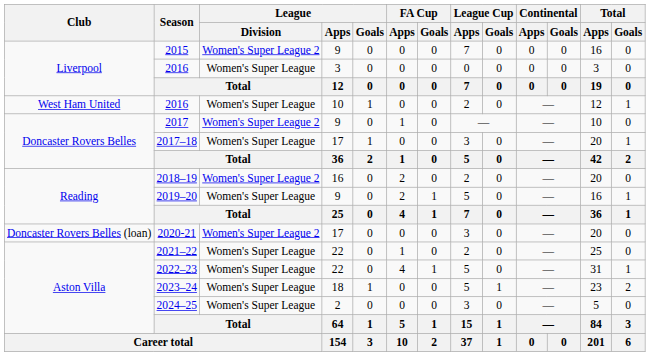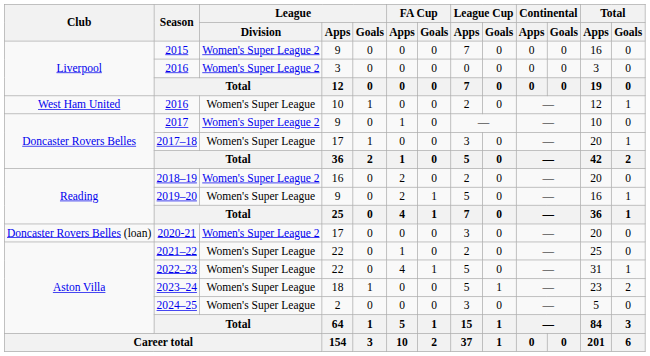(261, 68) Women's Super League -> (261, 68) Women's Super League 2
